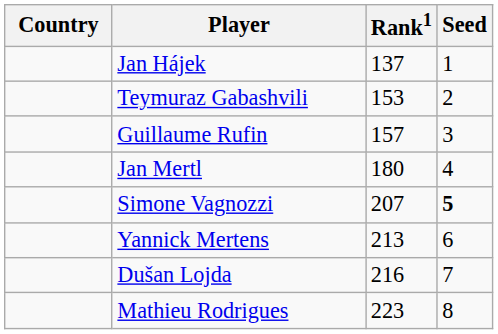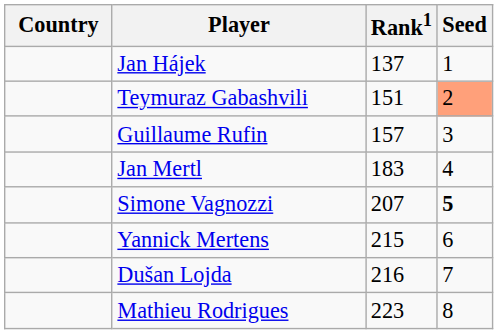(388, 98) 153 -> (388, 98) 151
(448, 98) no background -> (448, 98) lightsalmon background
(388, 169) 180 -> (388, 169) 183
(388, 239) 213 -> (388, 239) 215
